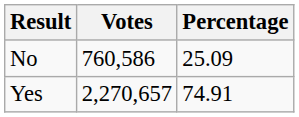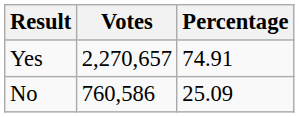rows swapped: (26, 93) <-> (24, 58)
